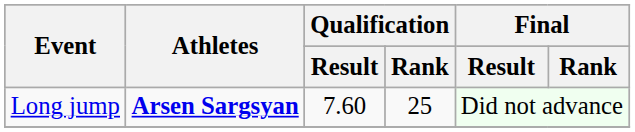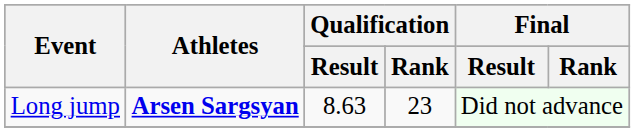(345, 107) 7.60 -> (345, 107) 8.63
(420, 107) 25 -> (420, 107) 23
